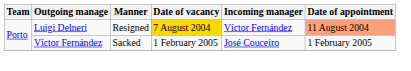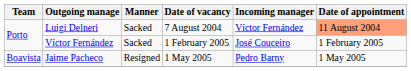(131, 27) Resigned -> (138, 27) Sacked
(182, 27) gold background -> (193, 27) no background
+ row: (74, 58)
